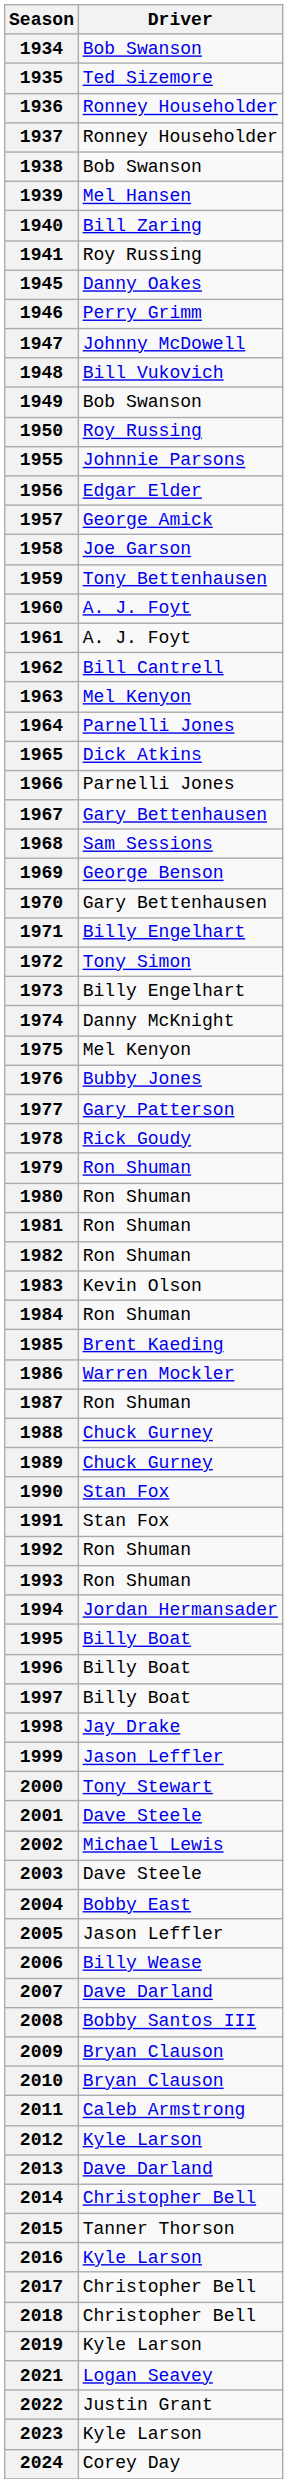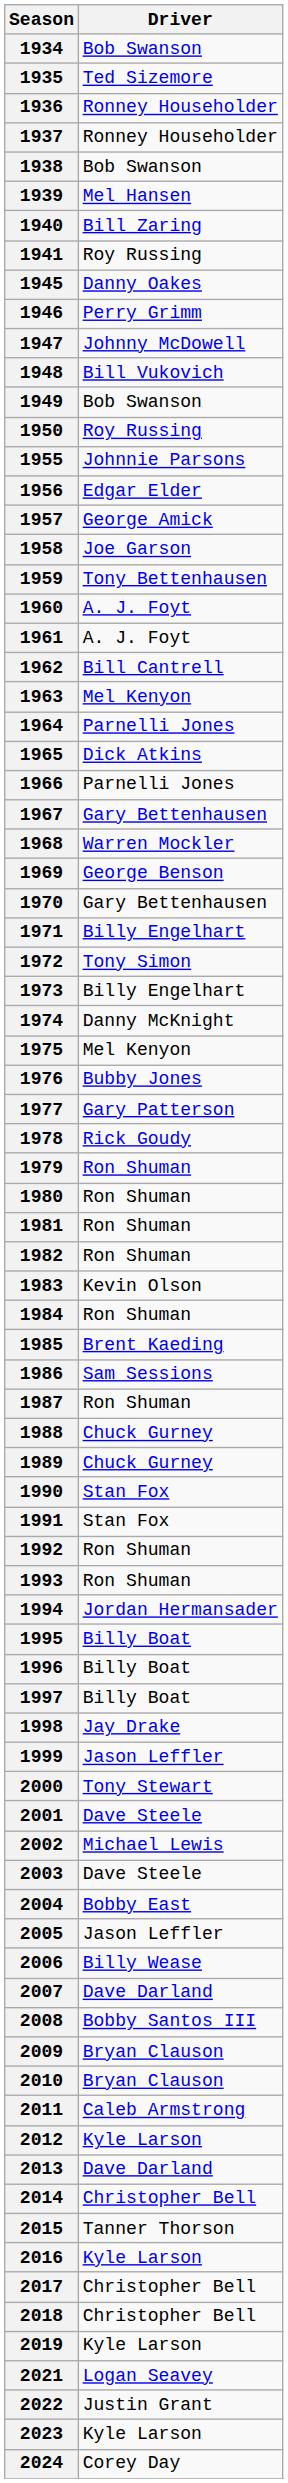(148, 844) Sam Sessions -> (159, 844) Warren Mockler
(159, 1374) Warren Mockler -> (148, 1374) Sam Sessions
